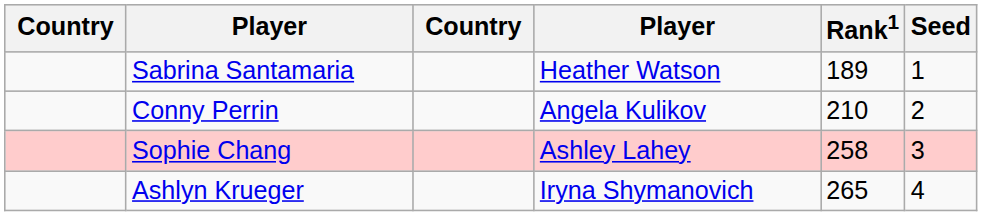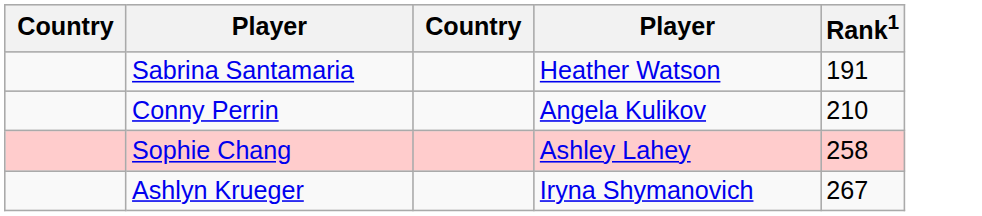- column: (941, 27)
(847, 71) 189 -> (847, 71) 191
(847, 190) 265 -> (847, 190) 267
